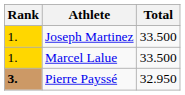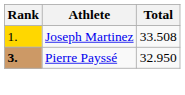(158, 36) 33.500 -> (158, 36) 33.508
- row: (81, 57)
